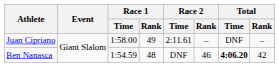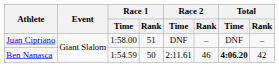(151, 41) 49 -> (151, 41) 51
(179, 41) 2:11.61 -> (179, 41) DNF
(151, 55) 48 -> (151, 55) 50
(179, 55) DNF -> (179, 55) 2:11.61
